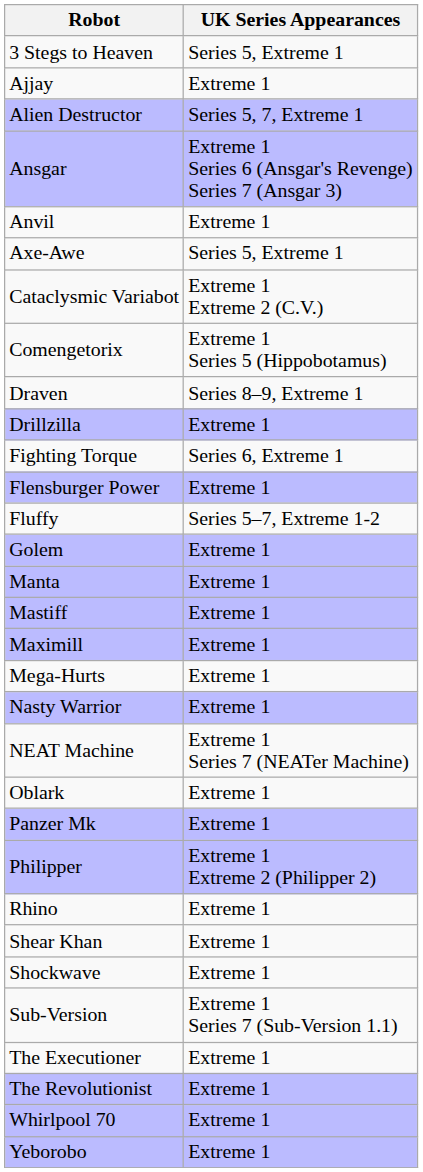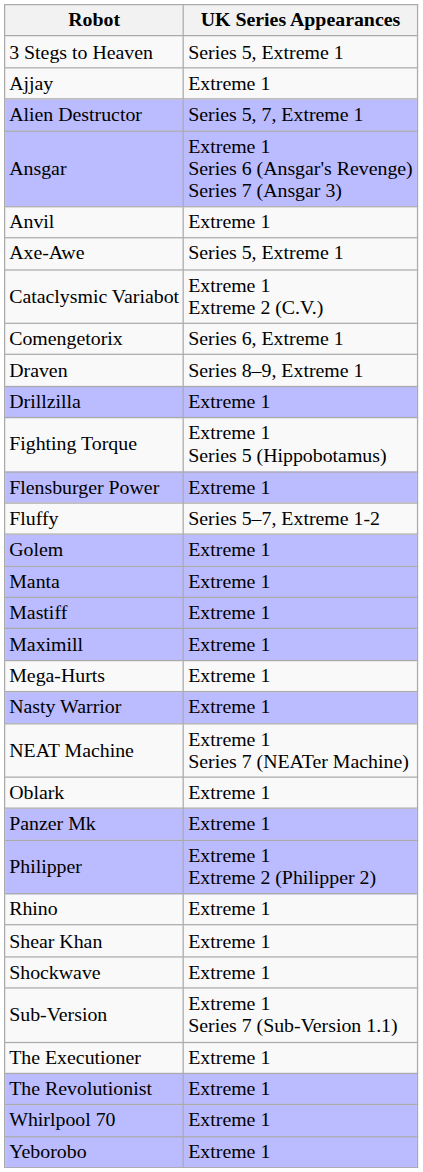(287, 350) Extreme 1 Series 5 (Hippobotamus) -> (266, 338) Series 6, Extreme 1
(266, 455) Series 6, Extreme 1 -> (287, 444) Extreme 1 Series 5 (Hippobotamus)
